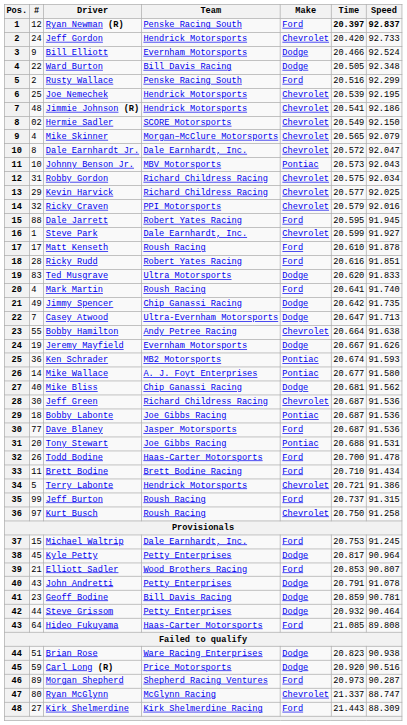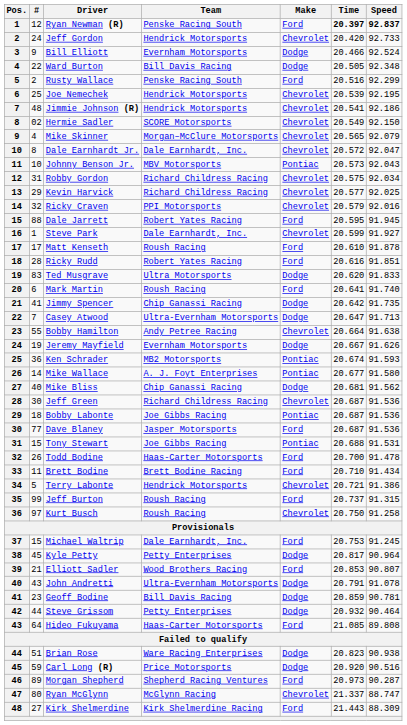(34, 291) 4 -> (34, 291) 6
(37, 305) 49 -> (37, 305) 41
(37, 444) 20 -> (37, 444) 15
(187, 584) Petty Enterprises -> (211, 584) Ultra-Evernham Motorsports
